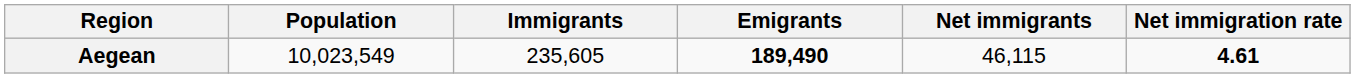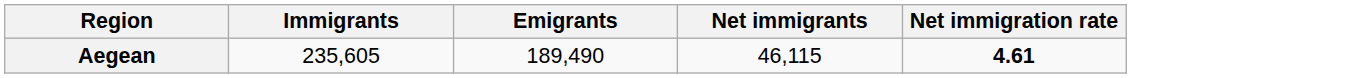- column: (341, 21)
(790, 55) bold -> (565, 55) normal
